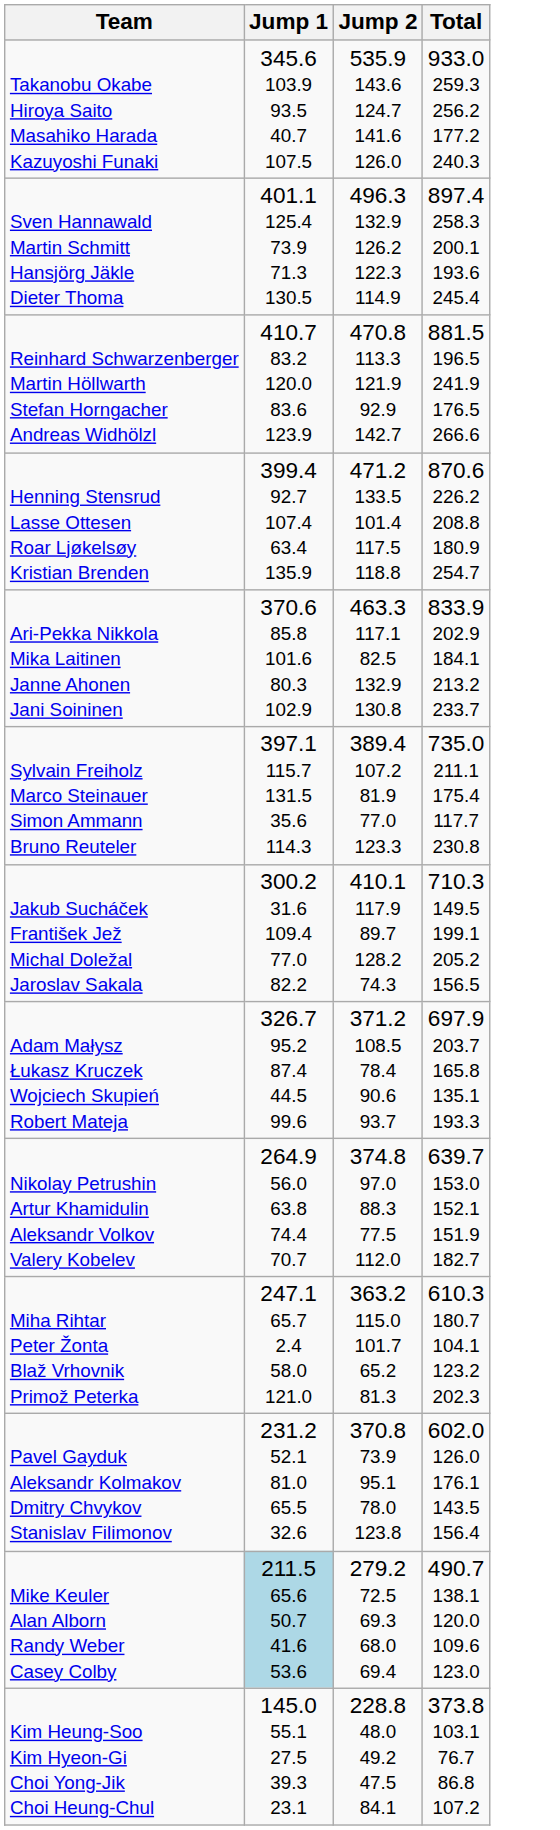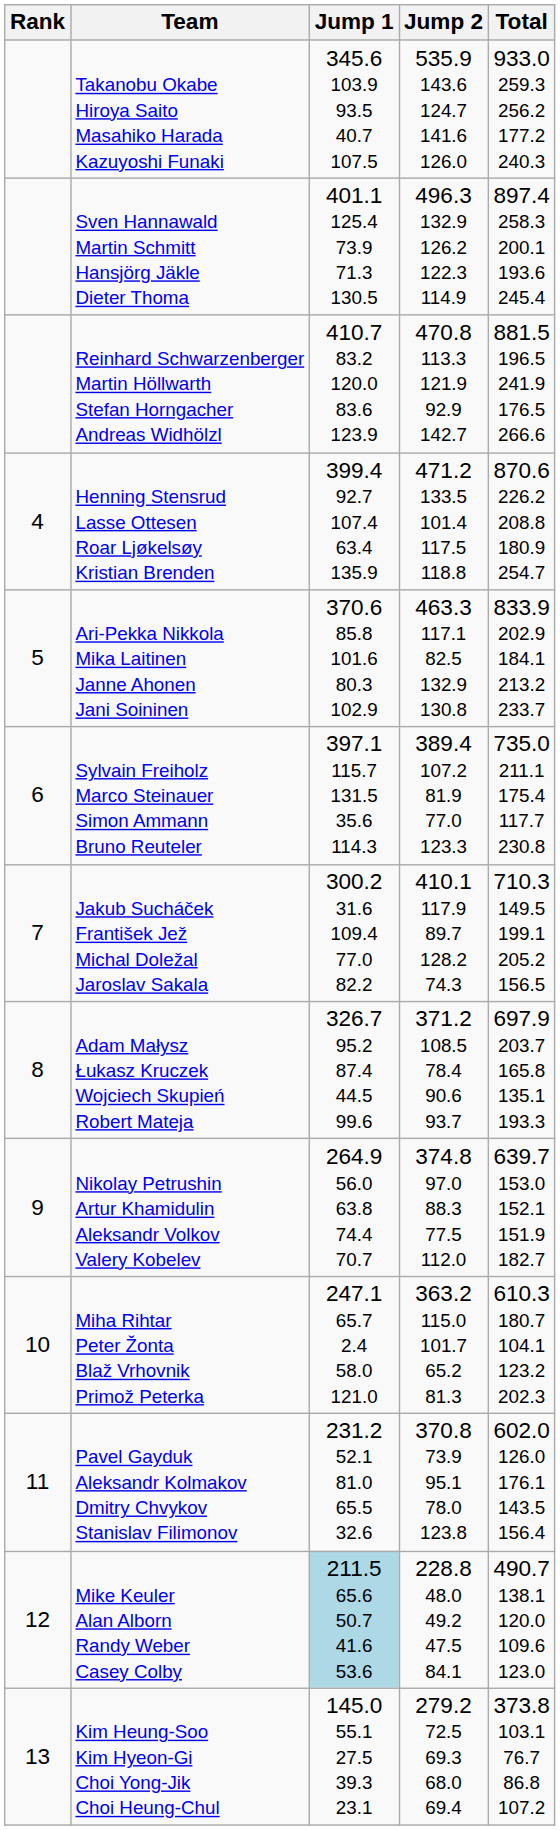+ column: (37, 22)
(378, 1619) 279.2 72.5 69.3 68.0 69.4 -> (444, 1619) 228.8 48.0 49.2 47.5 84.1
(378, 1756) 228.8 48.0 49.2 47.5 84.1 -> (444, 1756) 279.2 72.5 69.3 68.0 69.4
